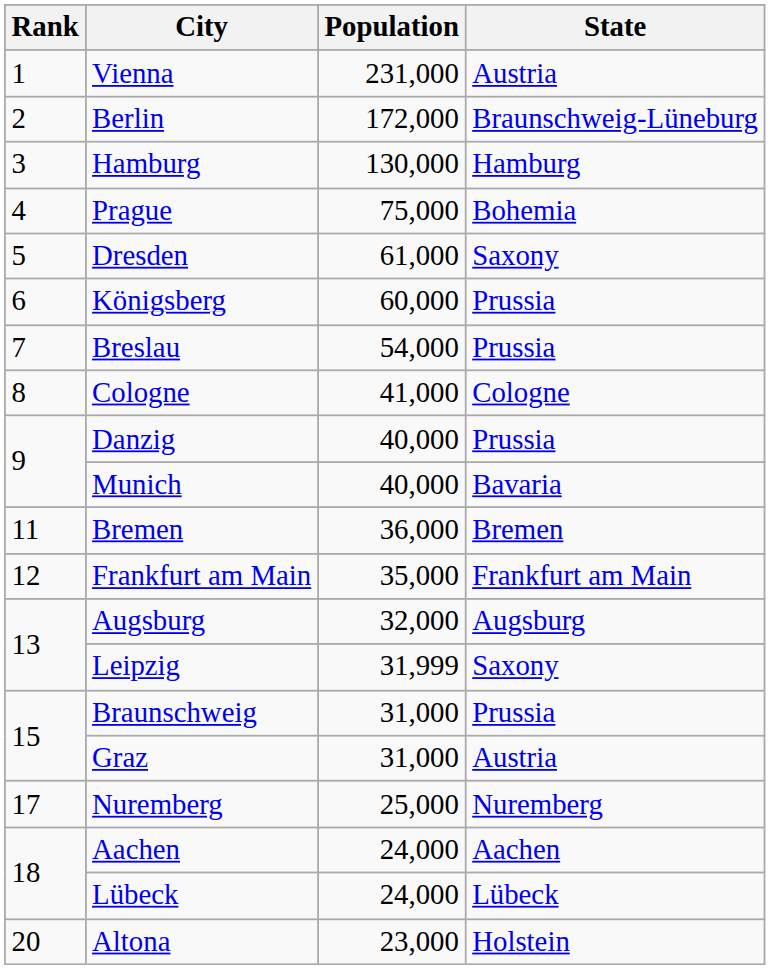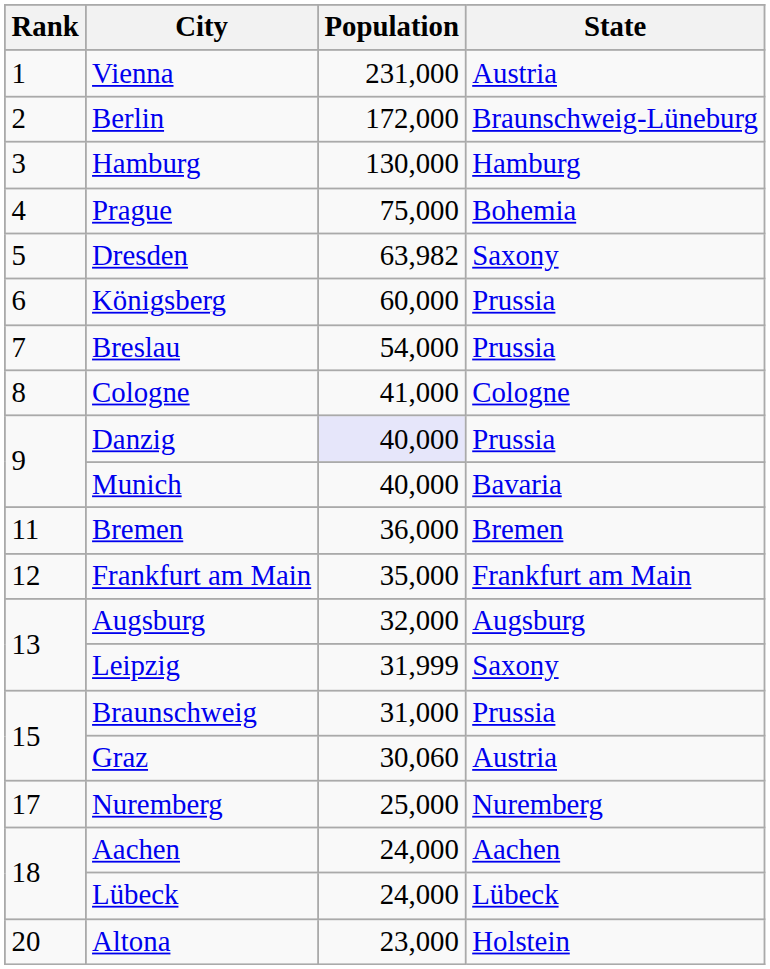(419, 255) 61,000 -> (419, 255) 63,982
(419, 438) no background -> (419, 438) lavender background
(419, 758) 31,000 -> (419, 758) 30,060
